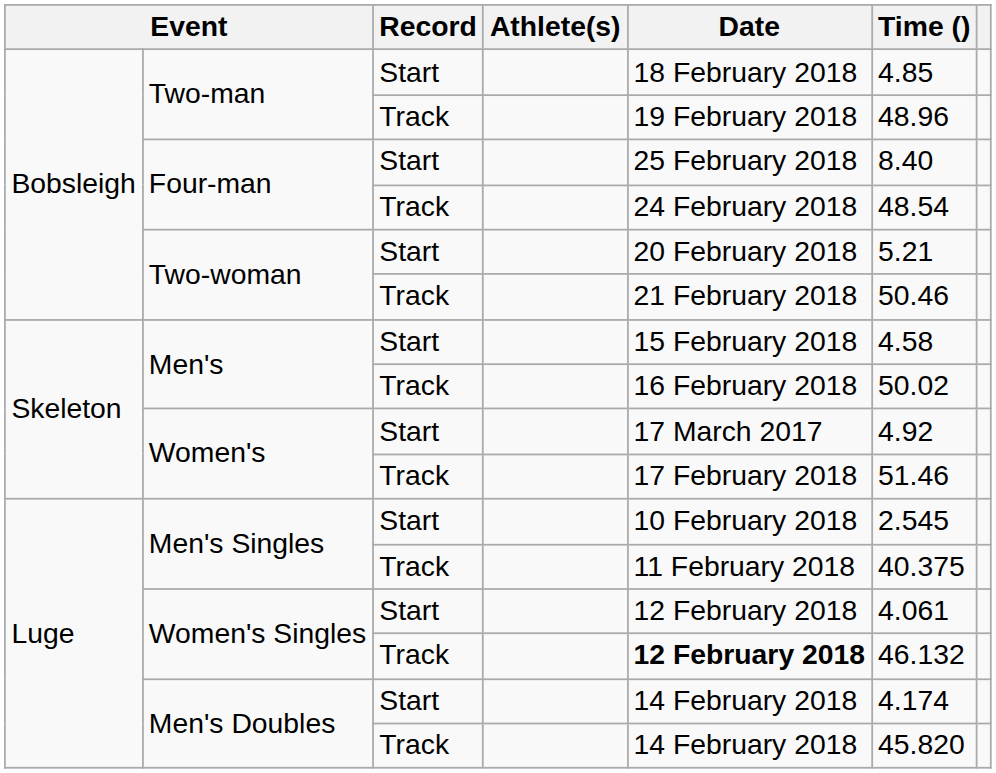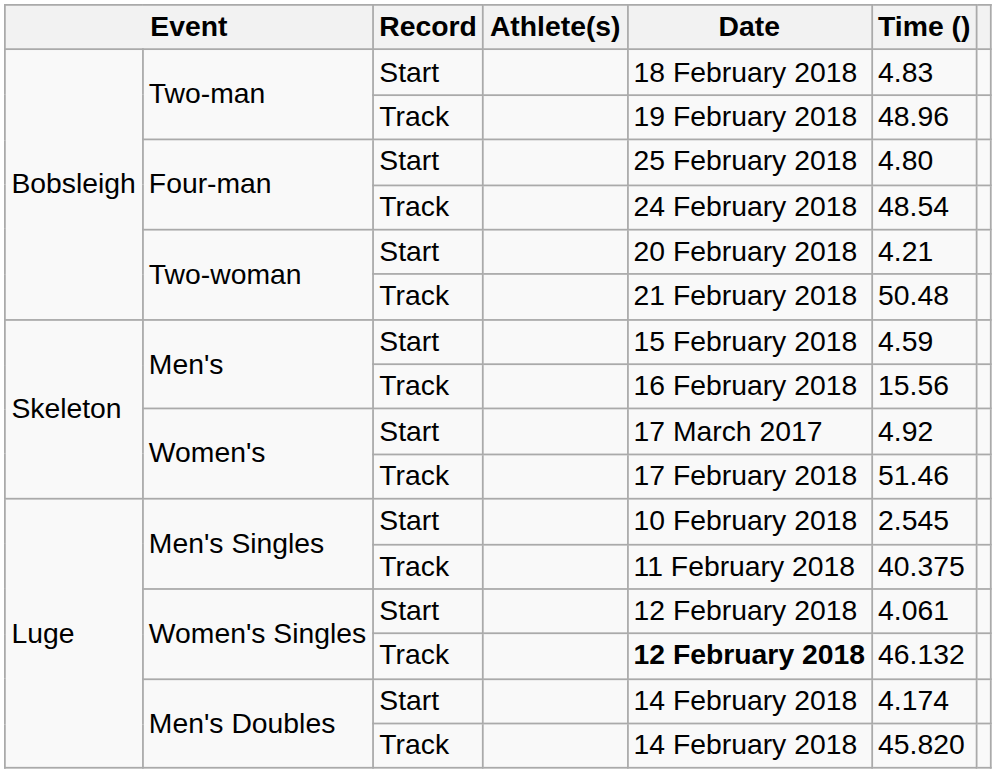(906, 71) 4.85 -> (906, 71) 4.83
(906, 161) 8.40 -> (906, 161) 4.80
(906, 251) 5.21 -> (906, 251) 4.21
(913, 296) 50.46 -> (913, 296) 50.48
(906, 341) 4.58 -> (906, 341) 4.59
(913, 386) 50.02 -> (913, 386) 15.56
